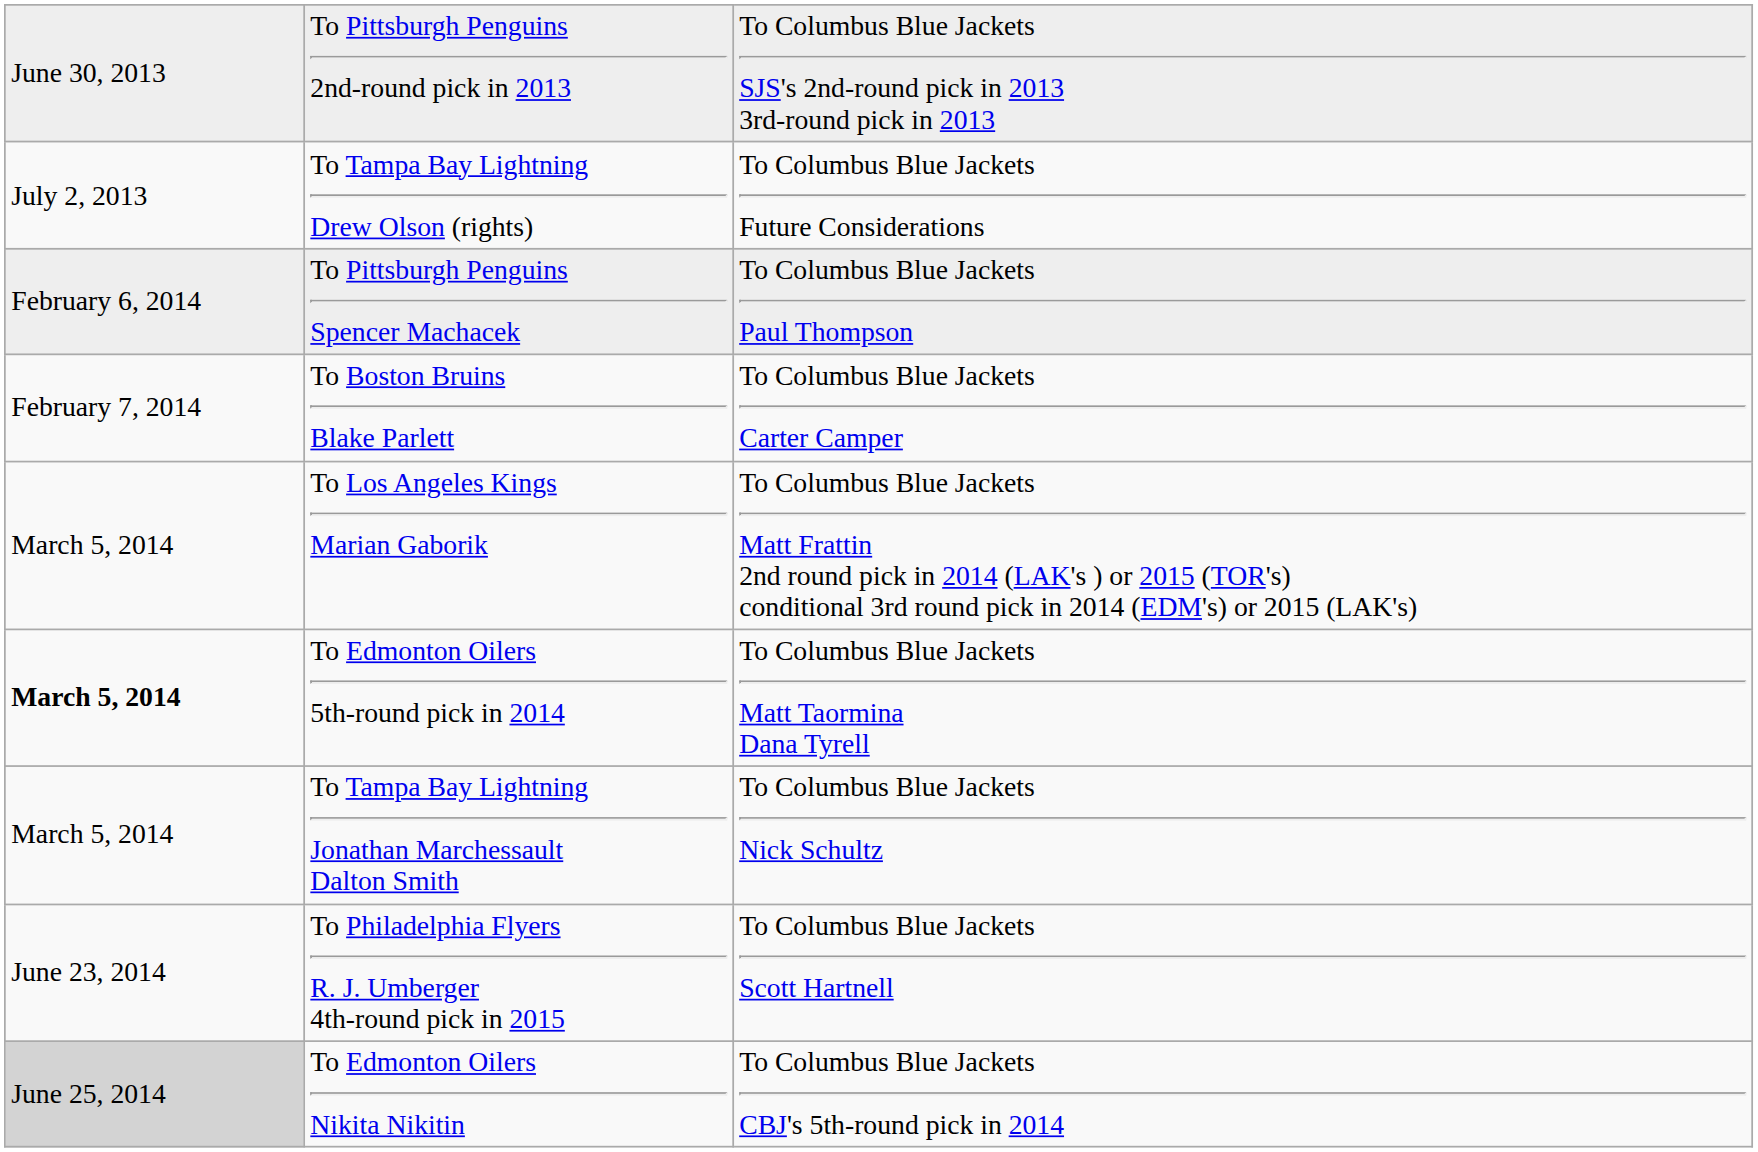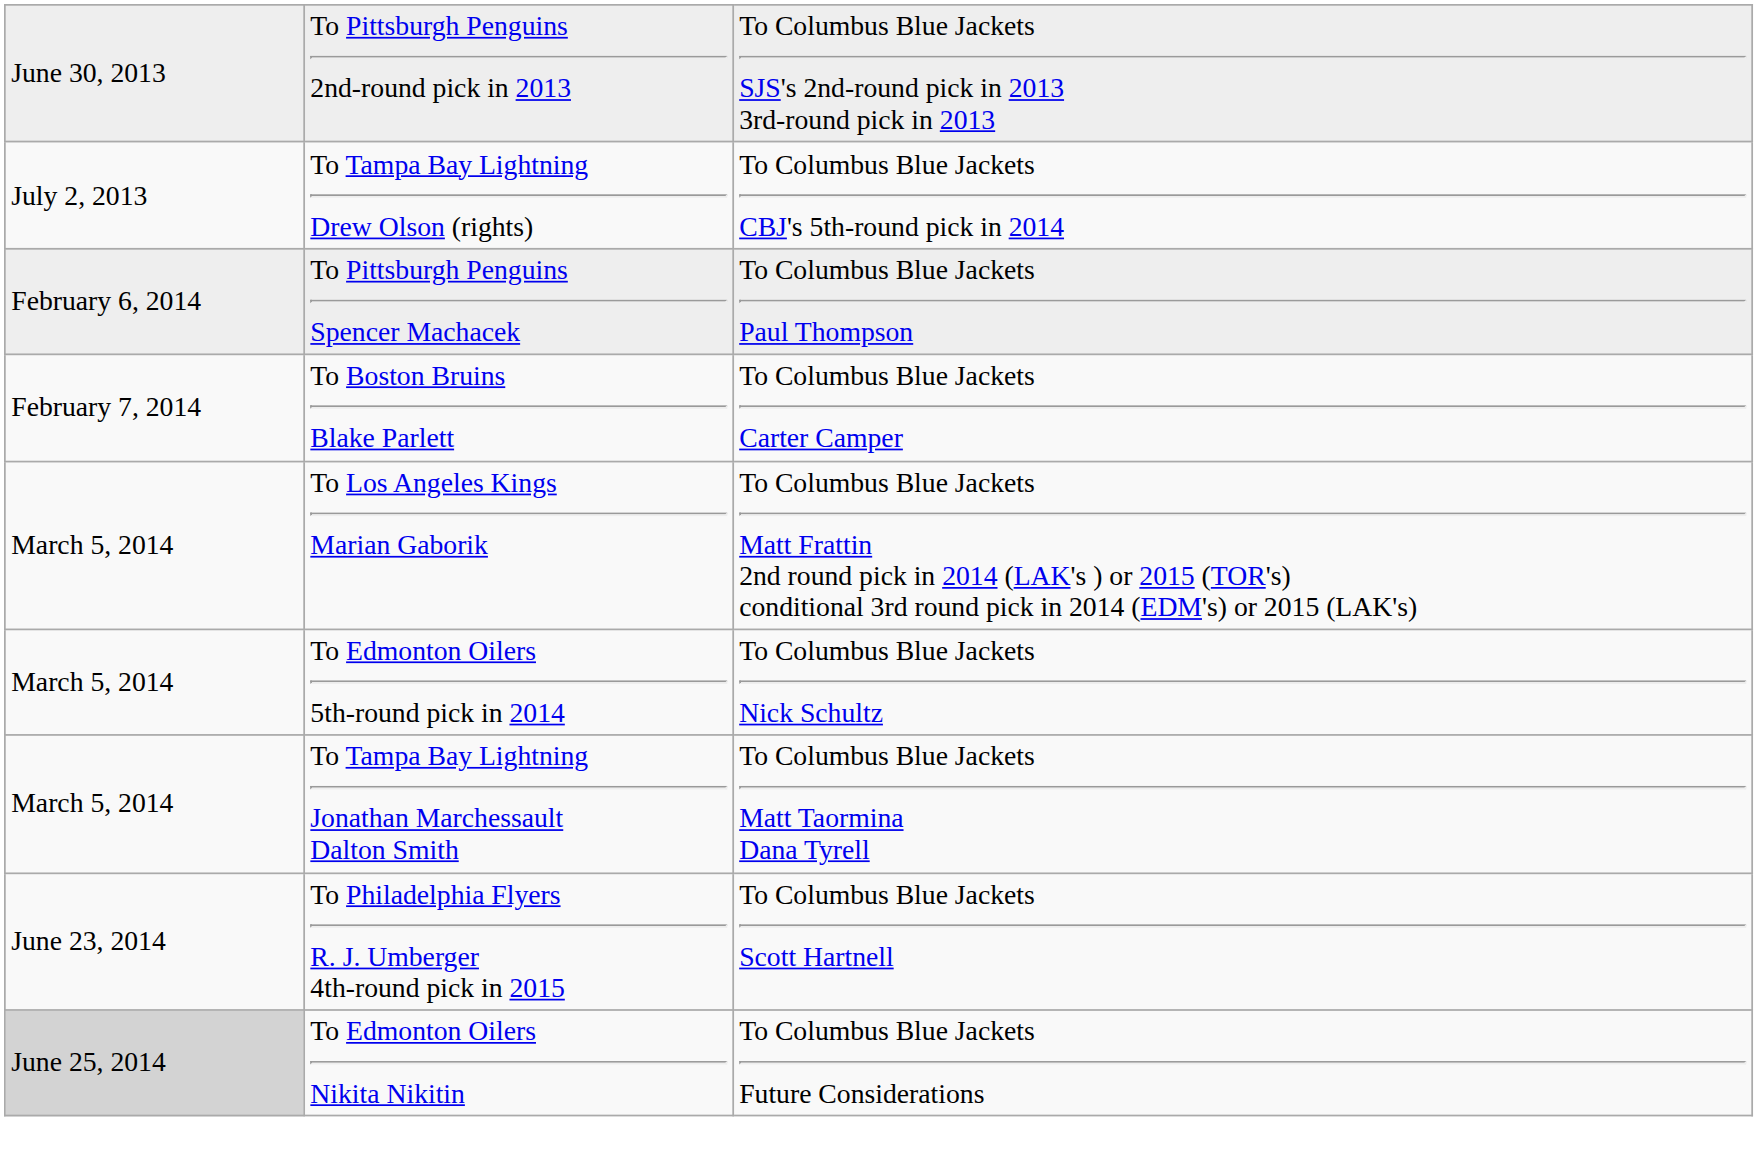(1243, 194) To Columbus Blue Jackets Future Considerations -> (1243, 194) To Columbus Blue Jackets CBJ's 5th-round pick in 2014
(96, 697) bold -> (92, 681) normal
(1243, 697) To Columbus Blue Jackets Matt Taormina Dana Tyrell -> (1243, 681) To Columbus Blue Jackets Nick Schultz
(1243, 819) To Columbus Blue Jackets Nick Schultz -> (1243, 803) To Columbus Blue Jackets Matt Taormina Dana Tyrell
(1243, 1093) To Columbus Blue Jackets CBJ's 5th-round pick in 2014 -> (1243, 1062) To Columbus Blue Jackets Future Considerations
